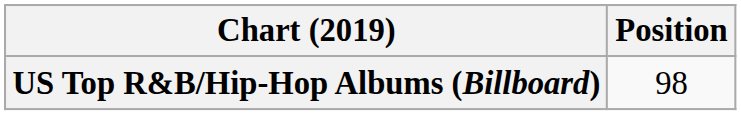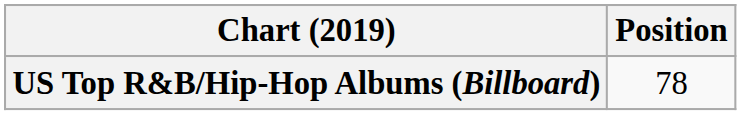(672, 82) 98 -> (672, 82) 78
